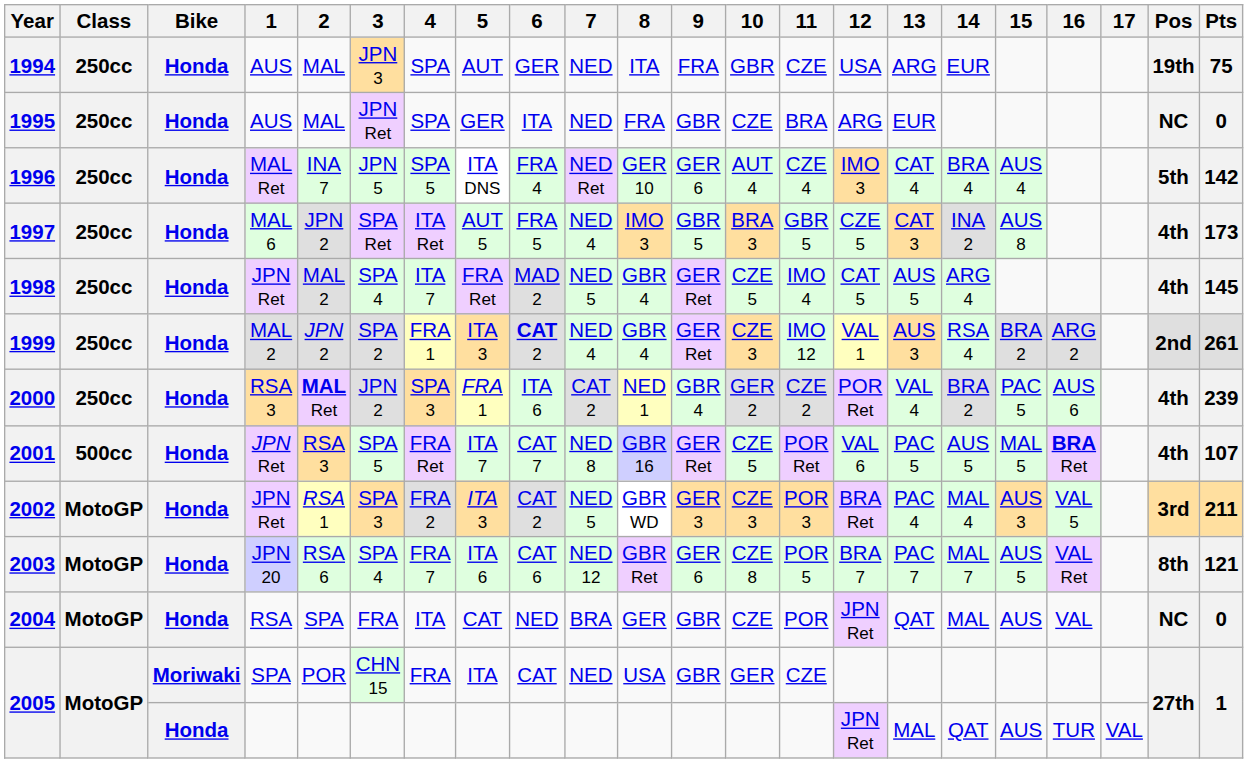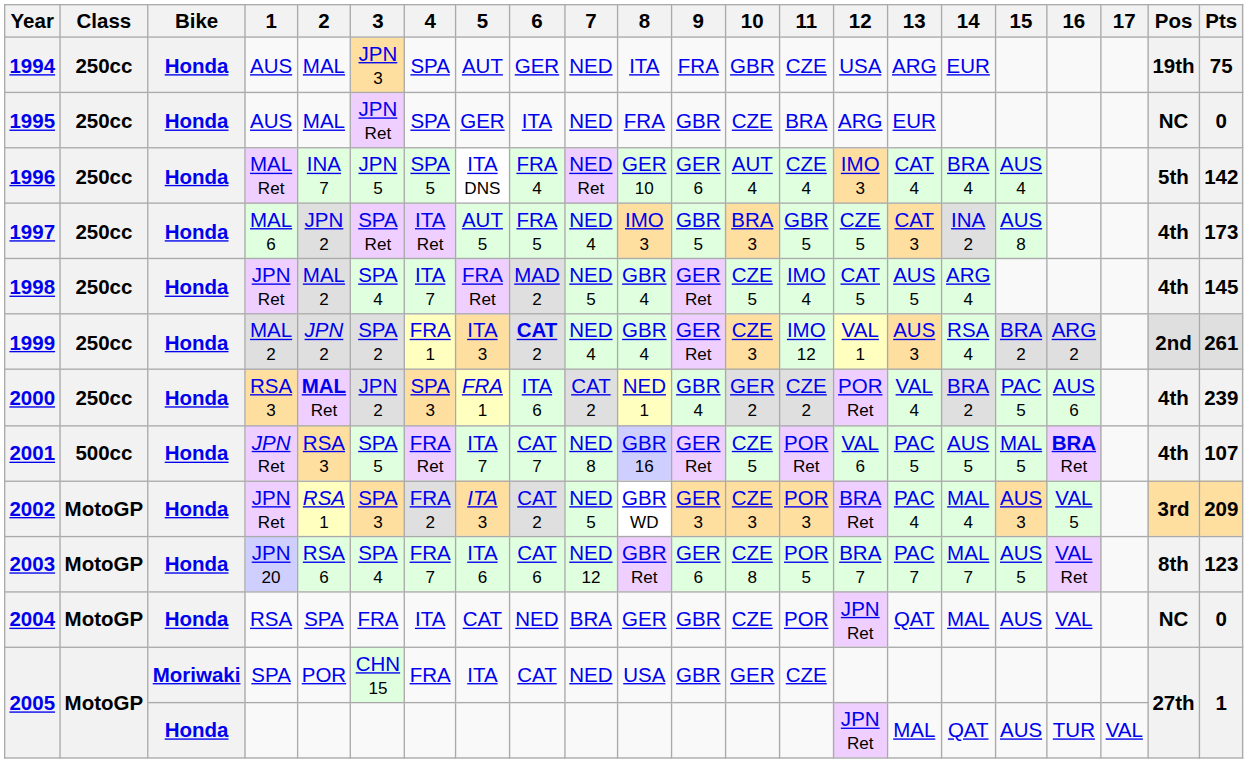(1221, 509) 211 -> (1221, 509) 209
(1221, 564) 121 -> (1221, 564) 123
